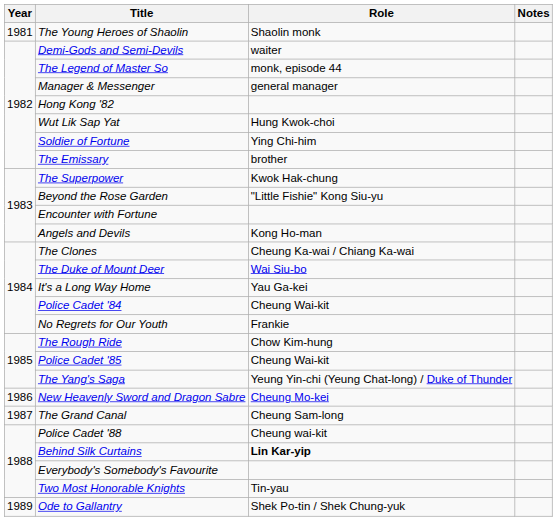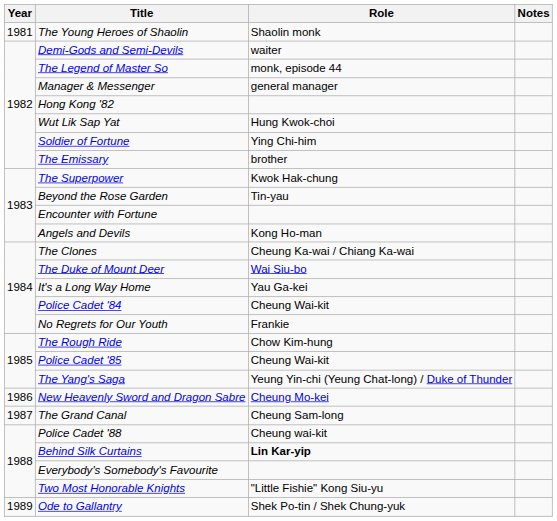(317, 196) "Little Fishie" Kong Siu-yu -> (270, 196) Tin-yau
(270, 488) Tin-yau -> (317, 488) "Little Fishie" Kong Siu-yu
